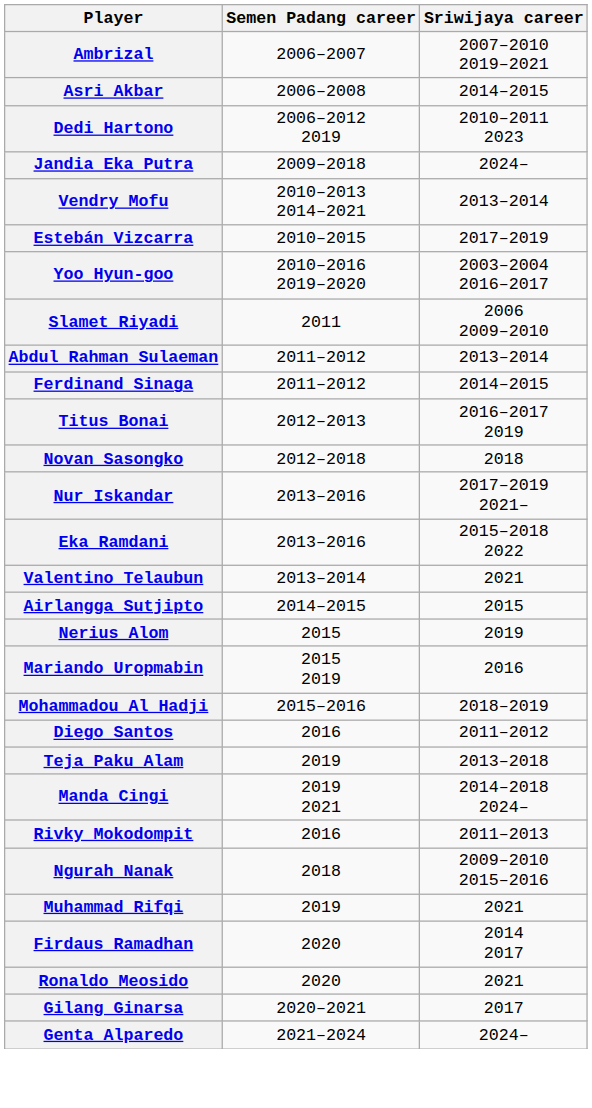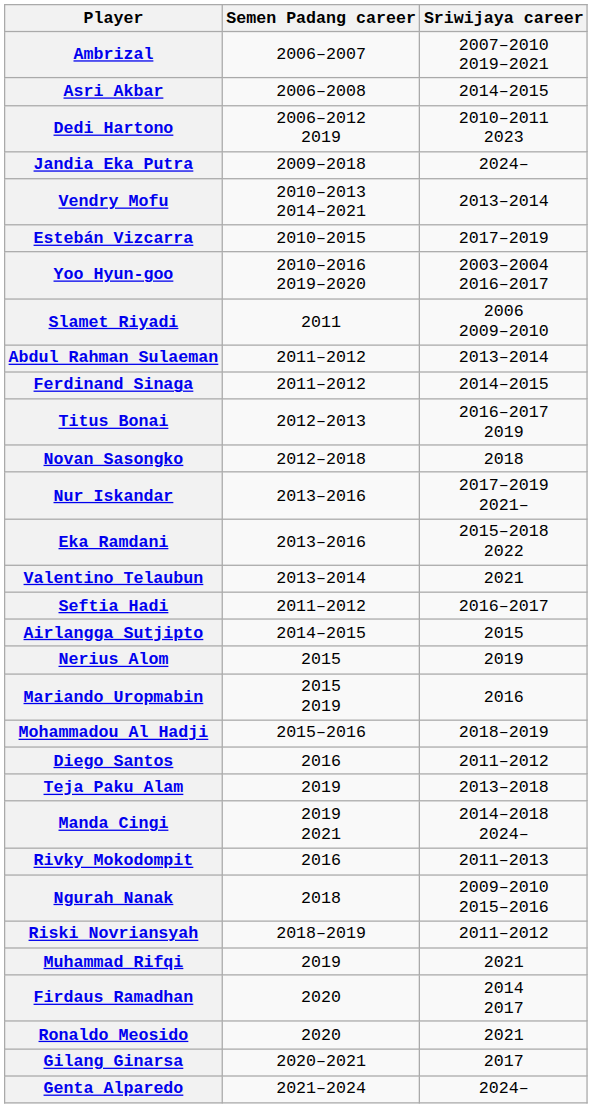+ row: (113, 606)
+ row: (113, 935)
